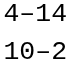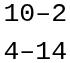rows swapped: (35, 52) <-> (35, 14)
